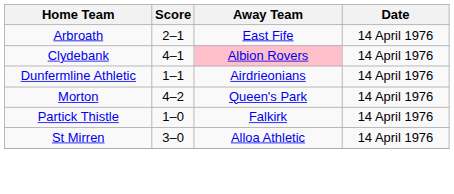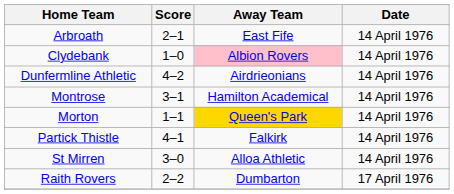(173, 55) 4–1 -> (173, 55) 1–0
(173, 76) 1–1 -> (173, 76) 4–2
+ row: (78, 96)
(173, 96) 4–2 -> (173, 117) 1–1
(268, 96) no background -> (268, 117) gold background
(173, 117) 1–0 -> (173, 138) 4–1
+ row: (78, 179)
